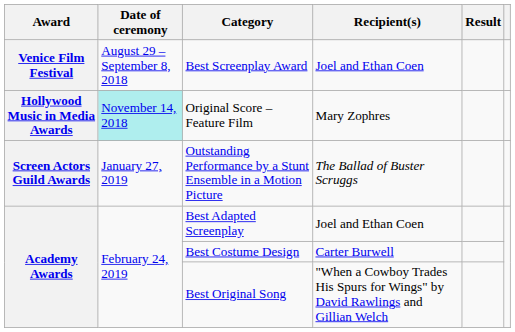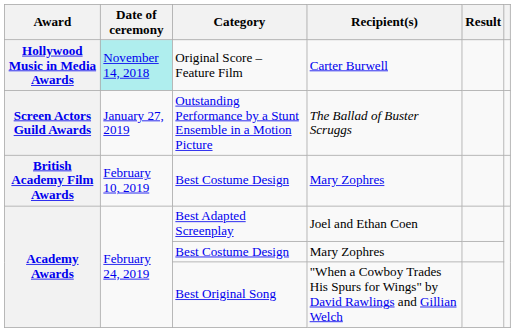- row: (51, 65)
(353, 115) Mary Zophres -> (349, 65) Carter Burwell
+ row: (52, 180)
(355, 251) Carter Burwell -> (347, 251) Mary Zophres
